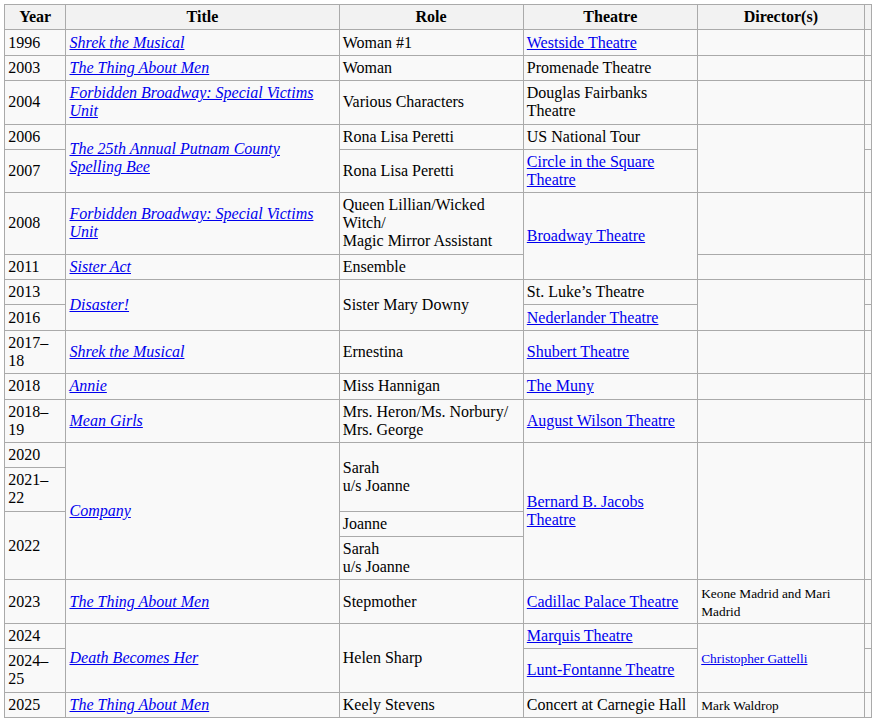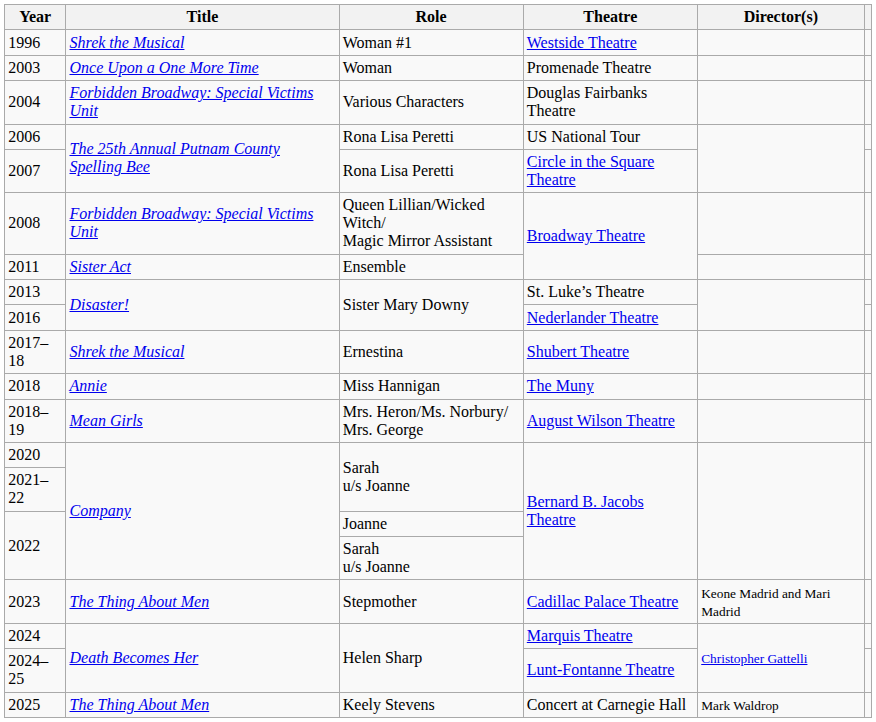(139, 67) The Thing About Men -> (164, 67) Once Upon a One More Time
